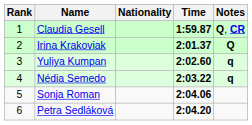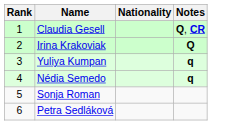- column: (194, 12)
